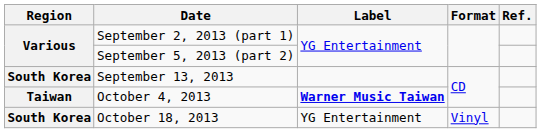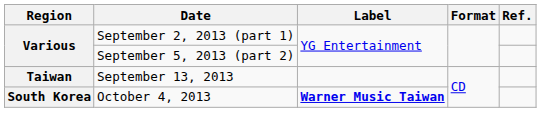(49, 76) South Korea -> (49, 76) Taiwan
(49, 97) Taiwan -> (49, 97) South Korea
- row: (158, 118)
